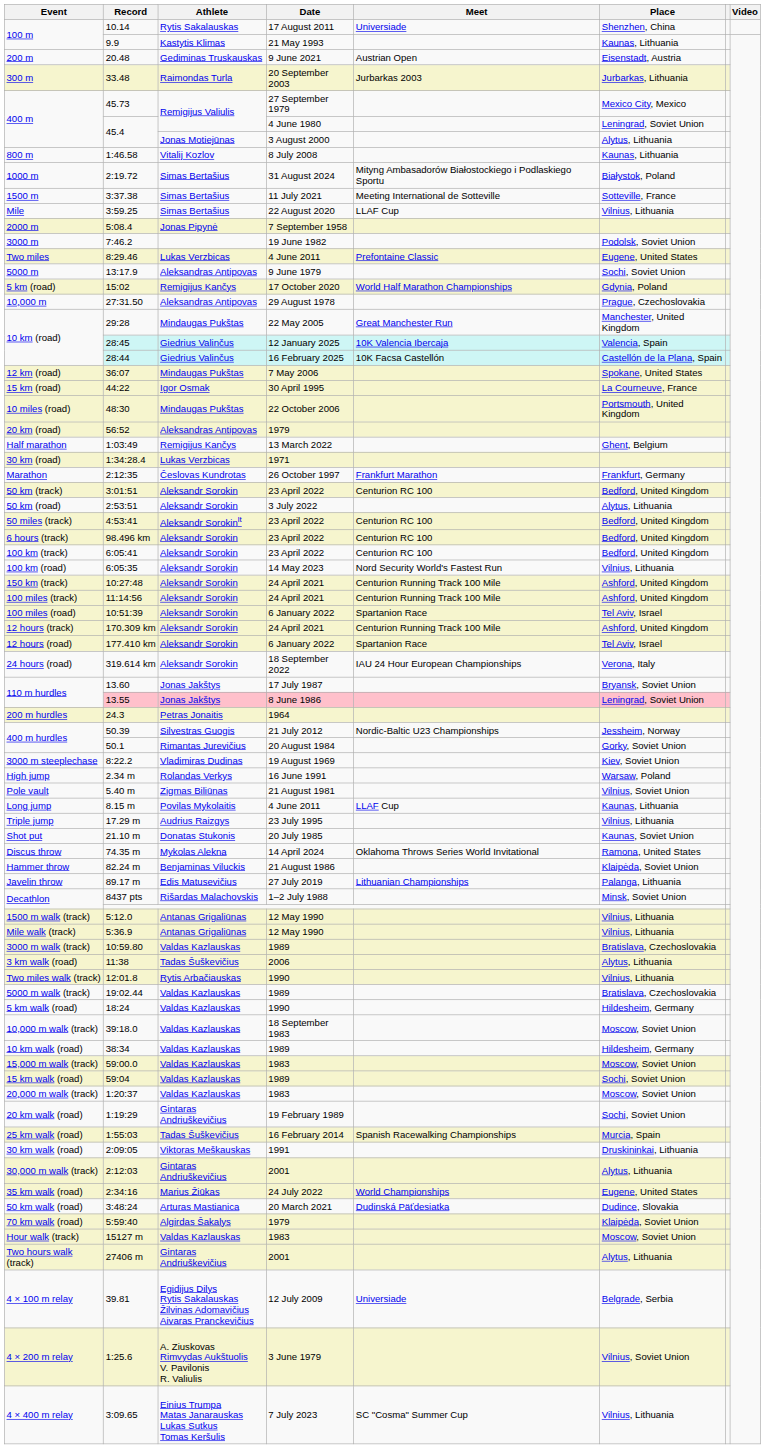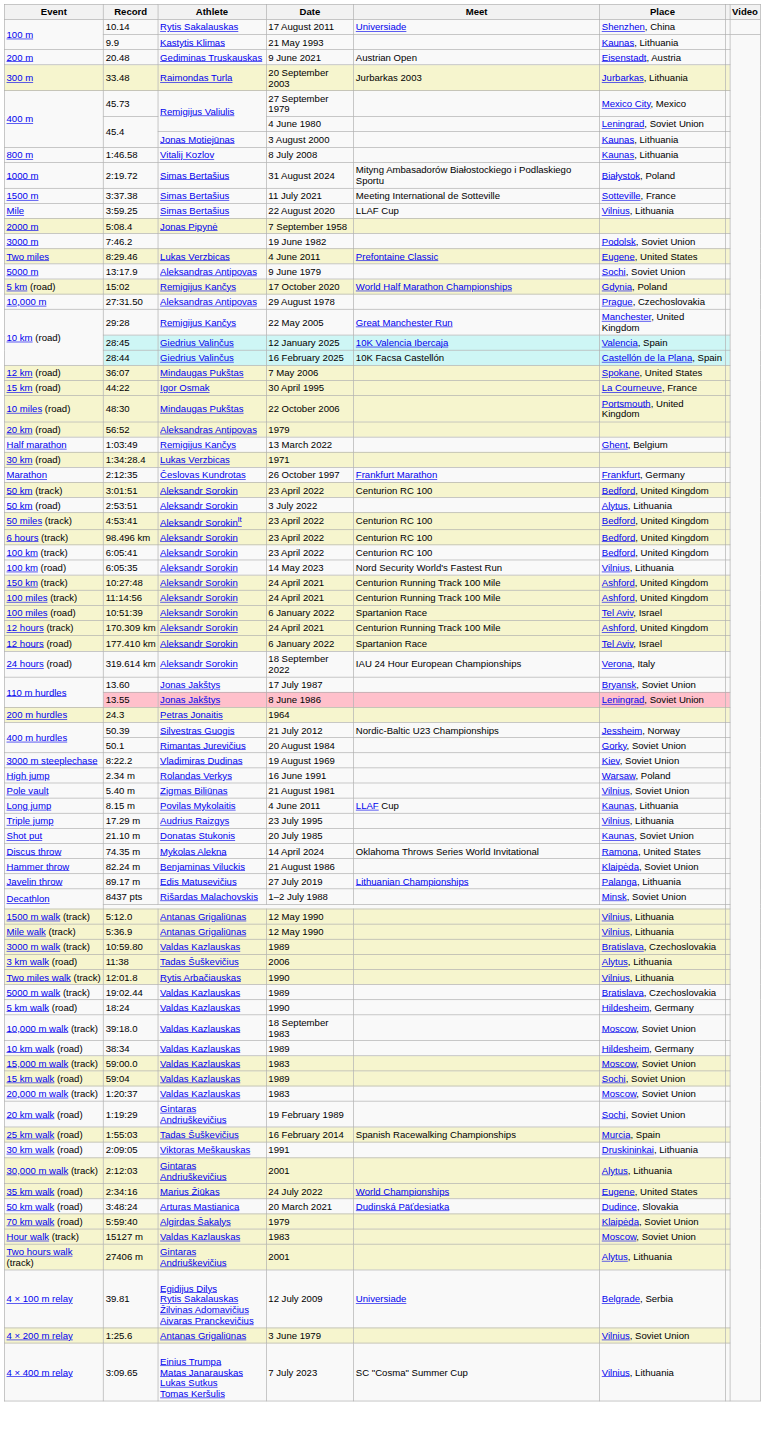(637, 140) Alytus, Lithuania -> (640, 140) Kaunas, Lithuania
(202, 322) Mindaugas Pukštas -> (198, 322) Remigijus Kančys
(204, 1362) A. Ziuskovas Rimvydas Aukštuolis V. Pavilonis R. Valiulis -> (203, 1336) Antanas Grigaliūnas
